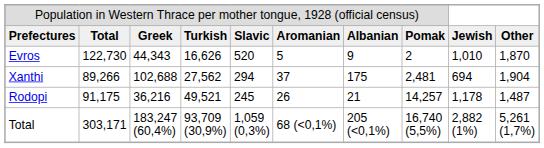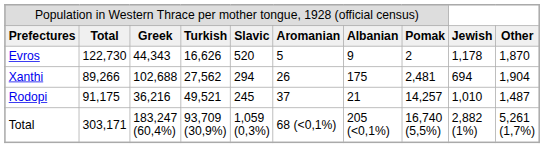(467, 56) 1,010 -> (467, 56) 1,178
(283, 77) 37 -> (283, 77) 26
(283, 97) 26 -> (283, 97) 37
(467, 97) 1,178 -> (467, 97) 1,010
